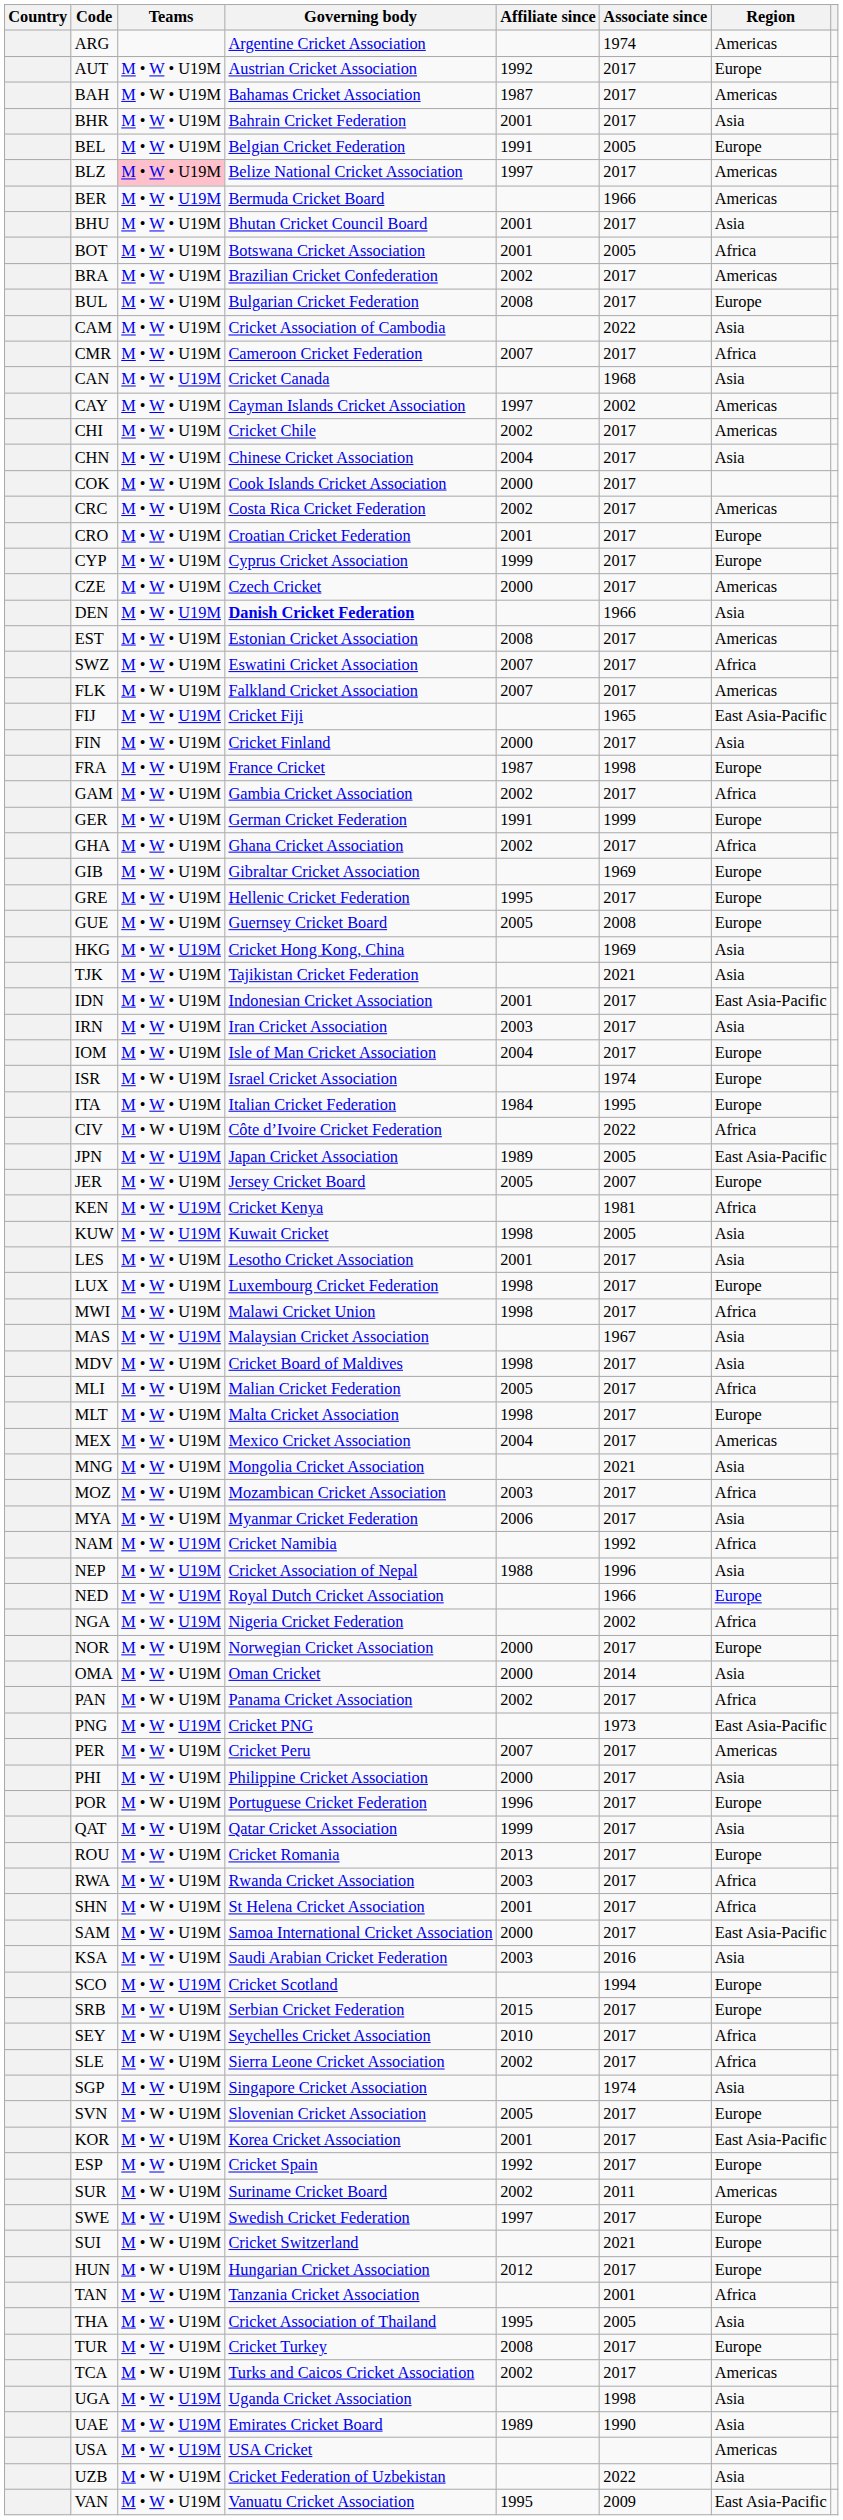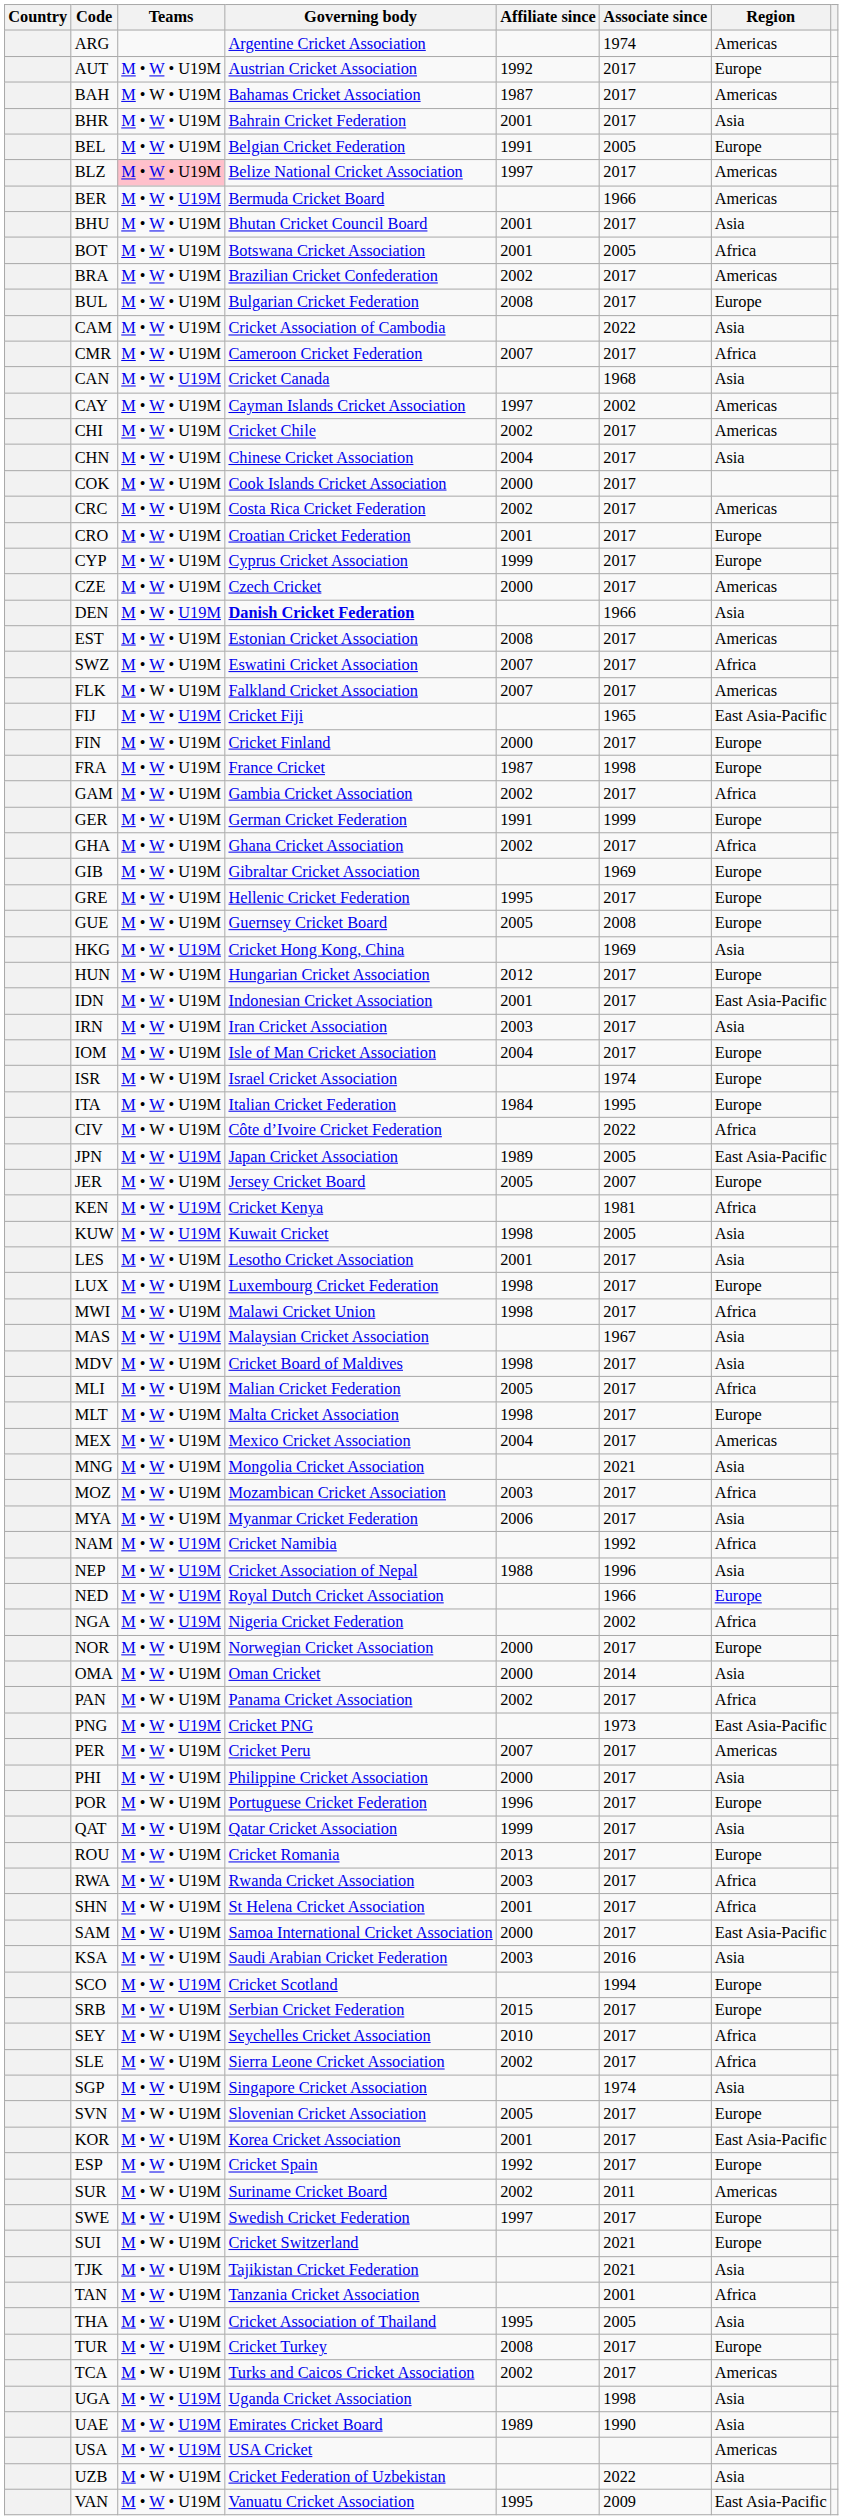(730, 742) Asia -> (738, 742) Europe
rows swapped: (92, 2269) <-> (89, 975)
